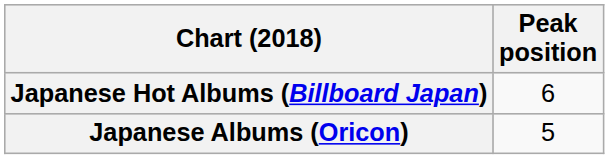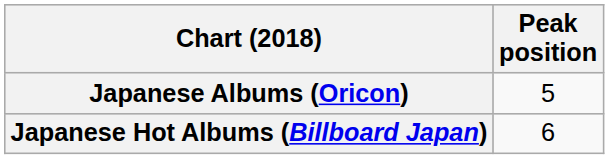rows swapped: (249, 133) <-> (249, 93)
